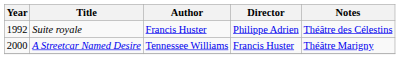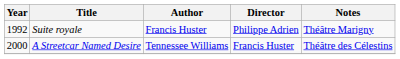(348, 29) Théâtre des Célestins -> (339, 29) Théâtre Marigny
(339, 45) Théâtre Marigny -> (348, 45) Théâtre des Célestins
